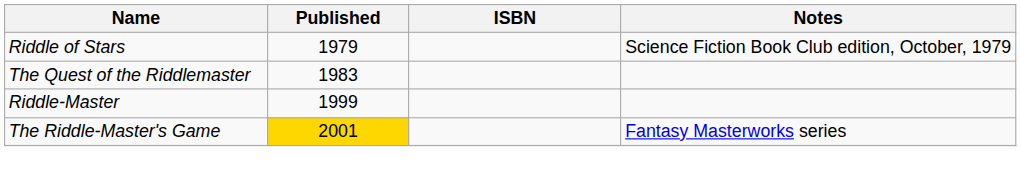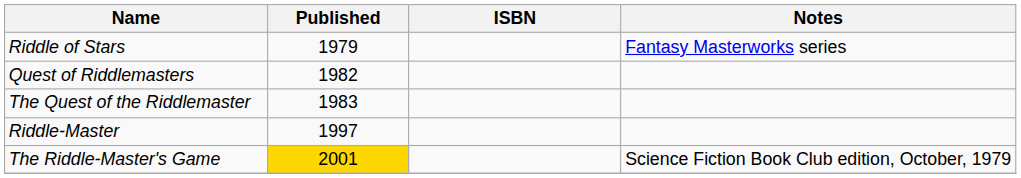(818, 46) Science Fiction Book Club edition, October, 1979 -> (736, 46) Fantasy Masterworks series
+ row: (101, 74)
(338, 103) 1999 -> (338, 131) 1997
(736, 131) Fantasy Masterworks series -> (818, 159) Science Fiction Book Club edition, October, 1979
